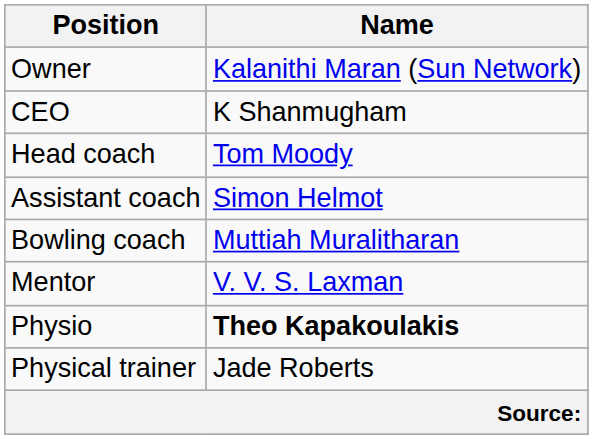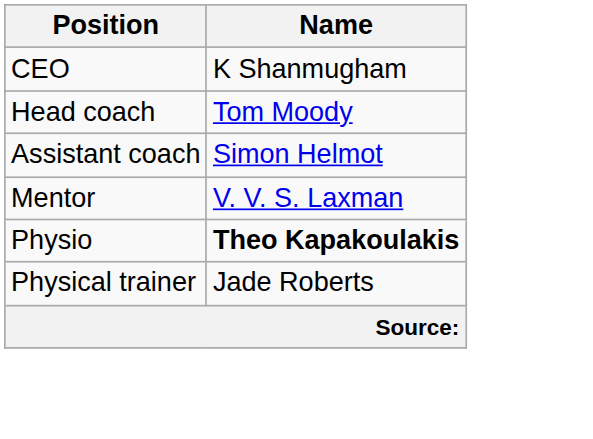- row: (51, 68)
- row: (98, 240)
